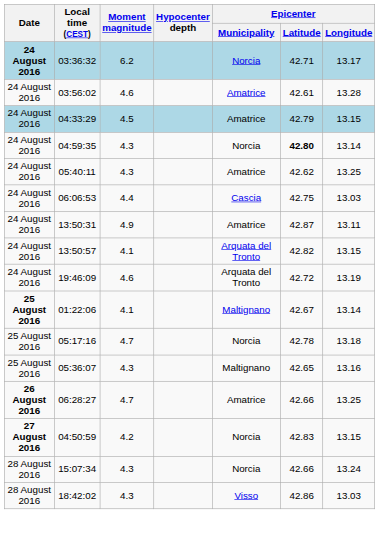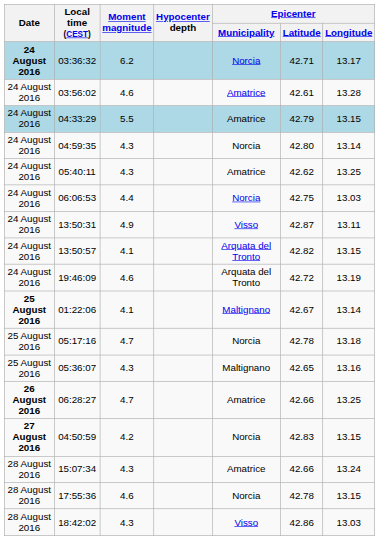(127, 119) 4.5 -> (127, 119) 5.5
(302, 145) bold -> (302, 145) normal
(246, 198) Cascia -> (246, 198) Norcia
(246, 224) Amatrice -> (246, 224) Visso
(246, 469) Norcia -> (246, 469) Amatrice
+ row: (77, 495)
